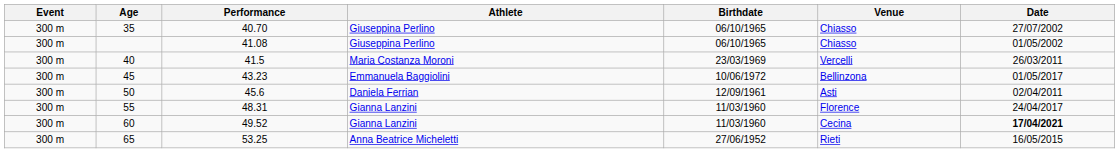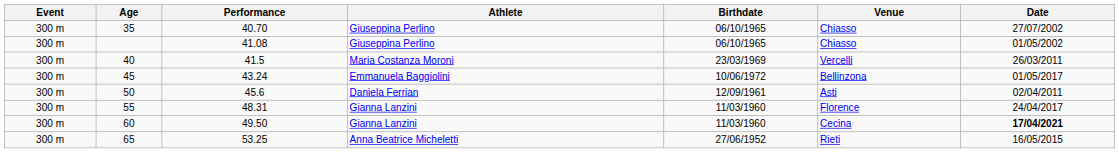(255, 76) 43.23 -> (255, 76) 43.24
(255, 124) 49.52 -> (255, 124) 49.50
